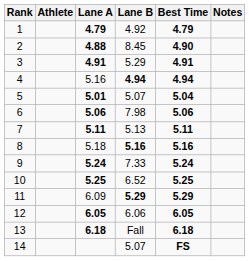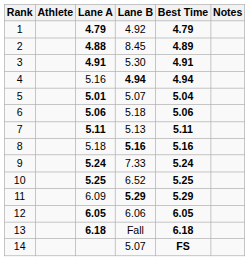(183, 46) 4.90 -> (183, 46) 4.89
(135, 63) 5.29 -> (135, 63) 5.30
(135, 113) 7.98 -> (135, 113) 5.18
